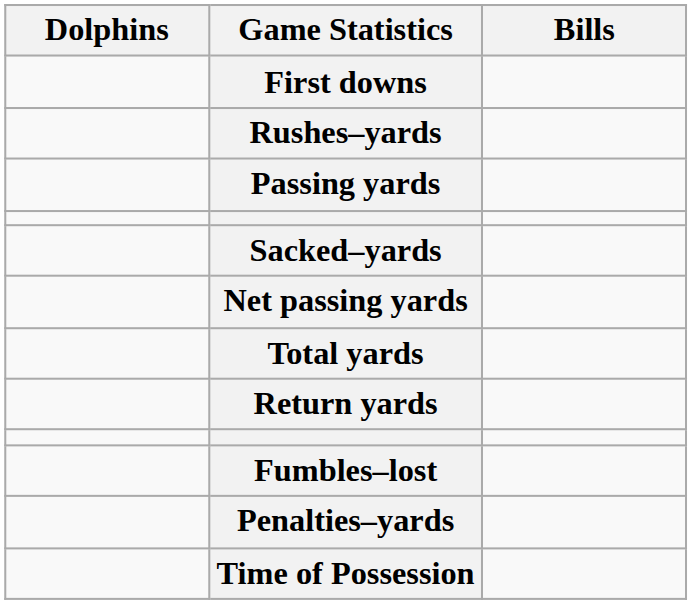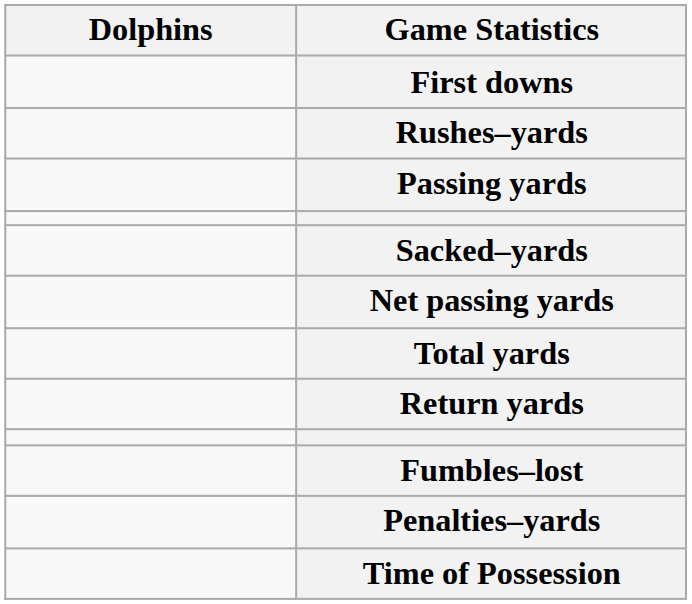- column: (584, 30)
